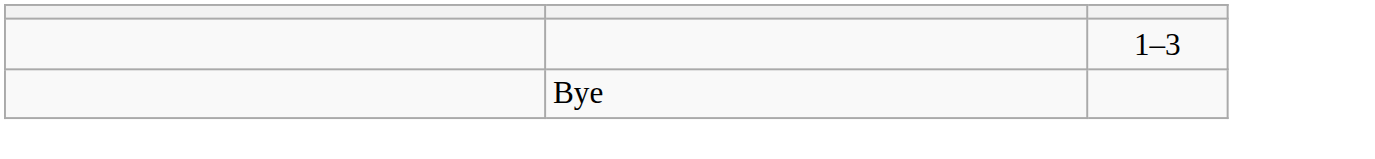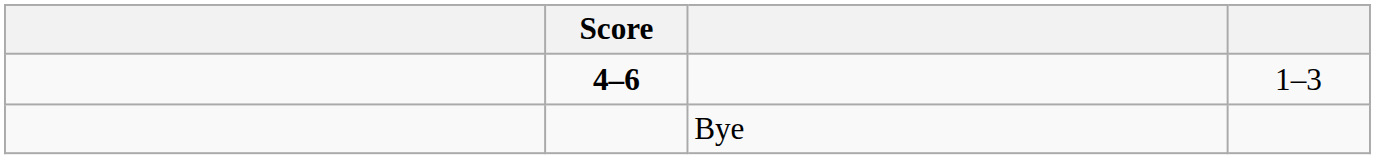+ column: (616, 29)
